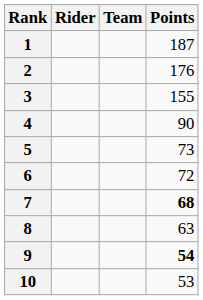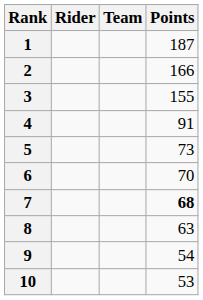(182, 70) 176 -> (182, 70) 166
(186, 123) 90 -> (186, 123) 91
(186, 176) 72 -> (186, 176) 70
(186, 255) bold -> (186, 255) normal
